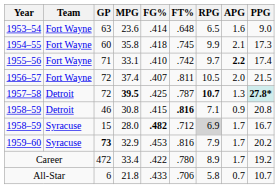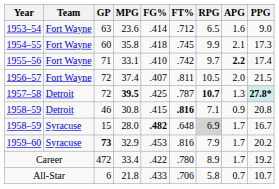(185, 29) .648 -> (185, 29) .712
(185, 126) .712 -> (185, 126) .648
